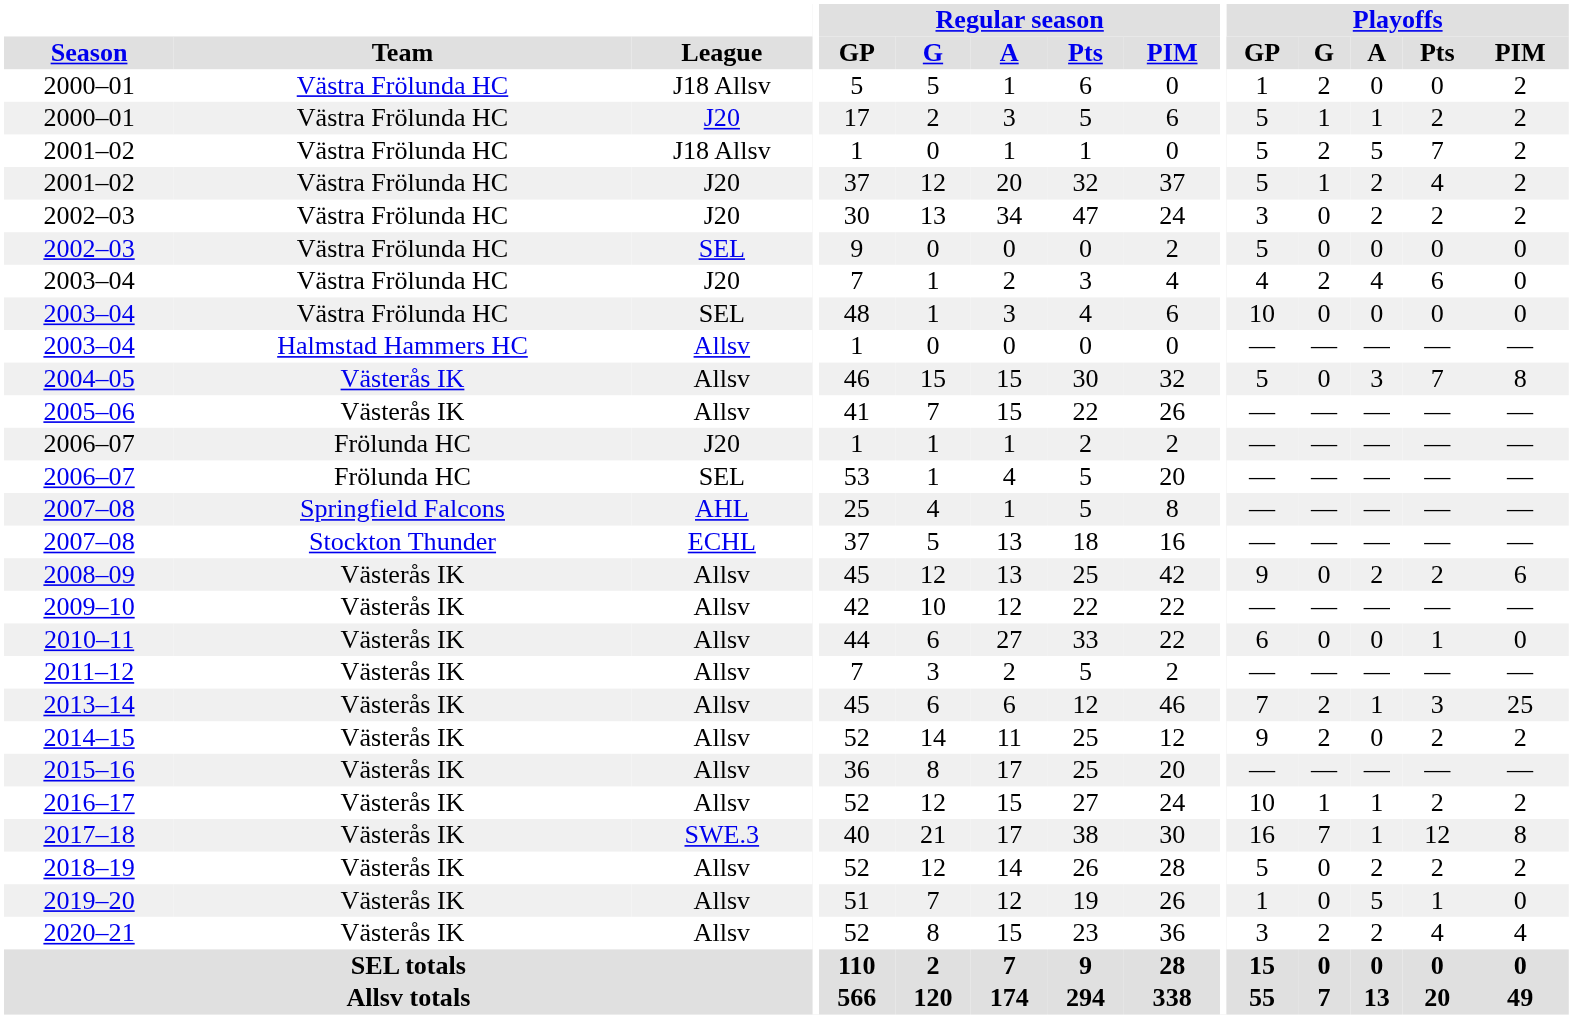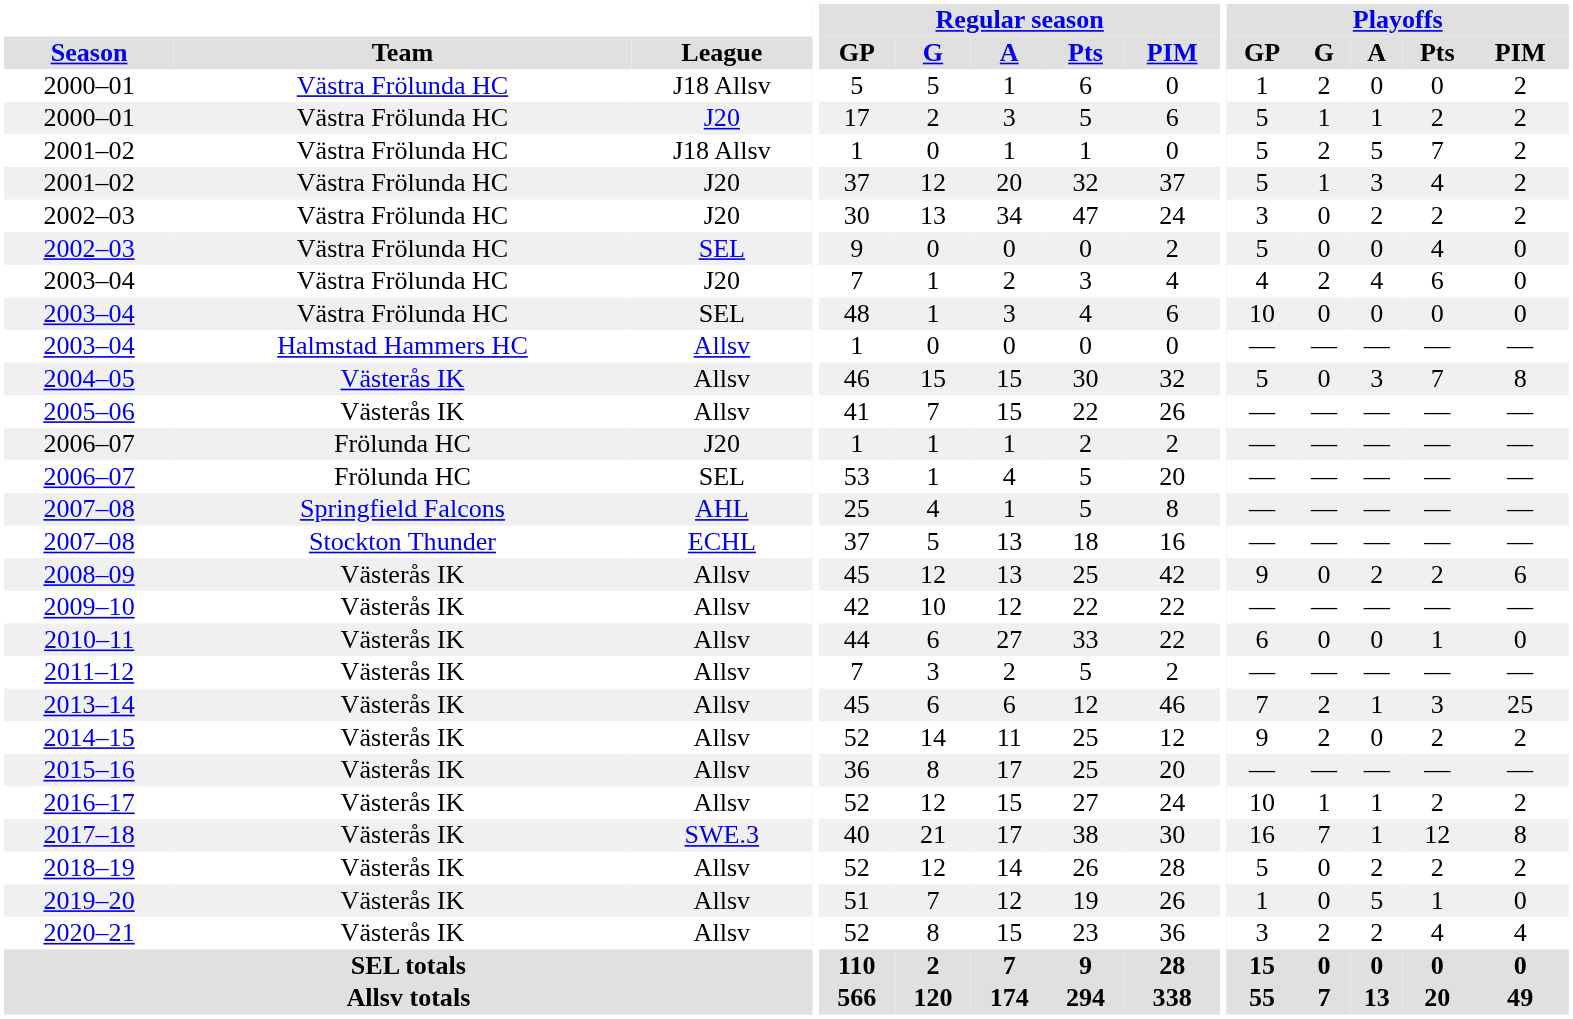(1377, 182) 2 -> (1377, 182) 3
(1437, 248) 0 -> (1437, 248) 4
